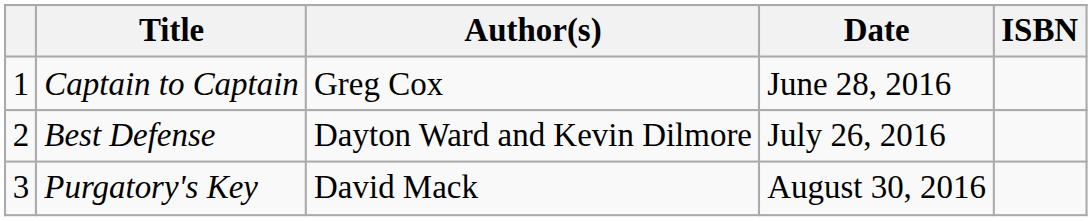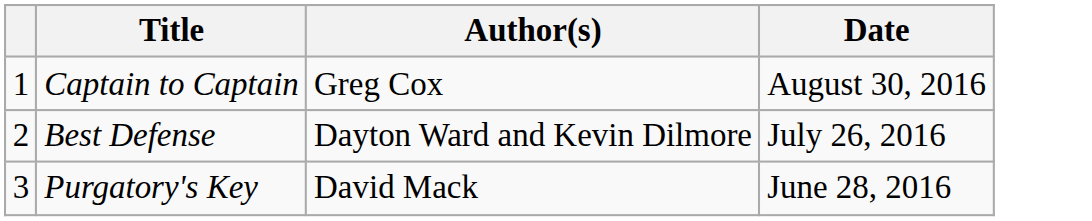- column: (1040, 30)
(859, 82) June 28, 2016 -> (877, 82) August 30, 2016
(877, 187) August 30, 2016 -> (859, 187) June 28, 2016
